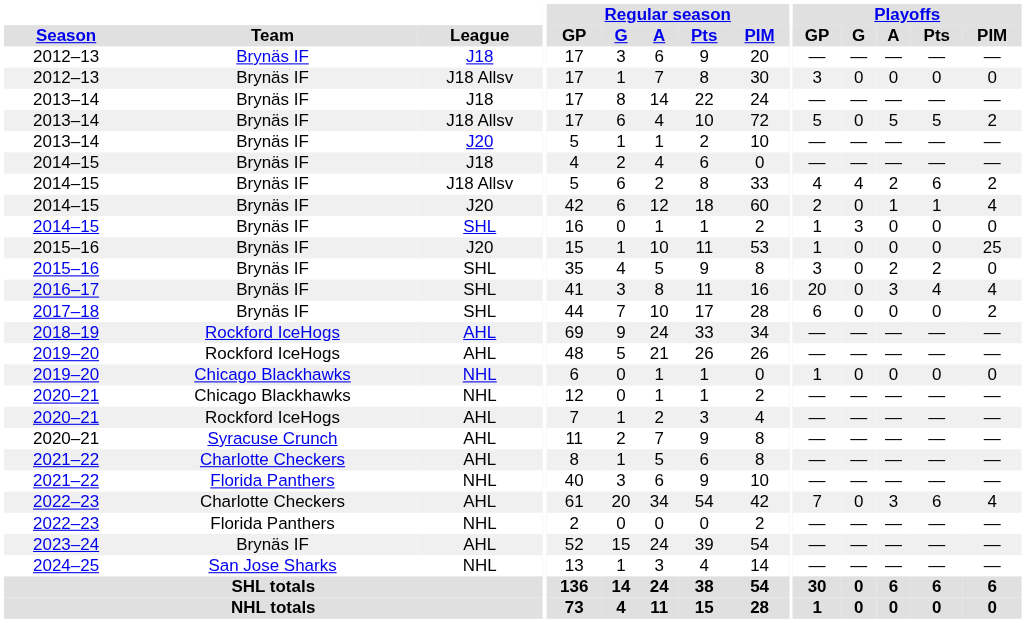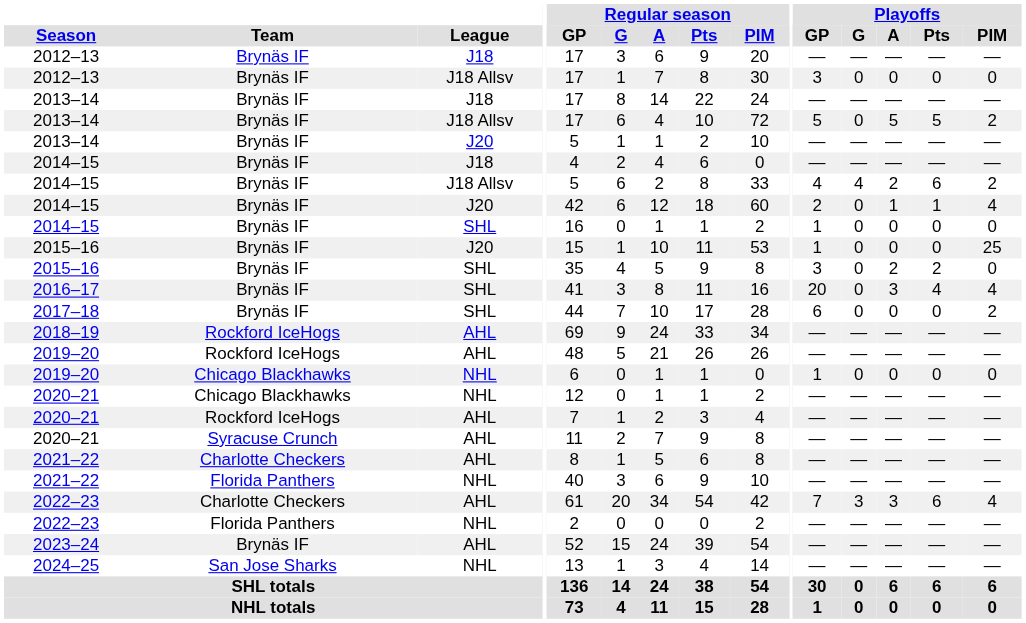(859, 226) 3 -> (859, 226) 0
(859, 502) 0 -> (859, 502) 3
